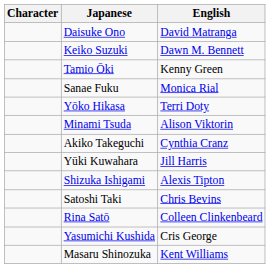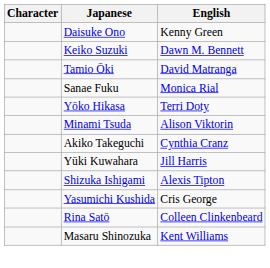(198, 32) David Matranga -> (192, 32) Kenny Green
(192, 69) Kenny Green -> (198, 69) David Matranga
- row: (93, 198)
rows swapped: (109, 236) <-> (87, 217)
